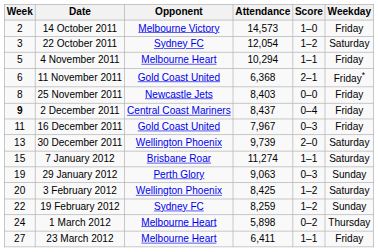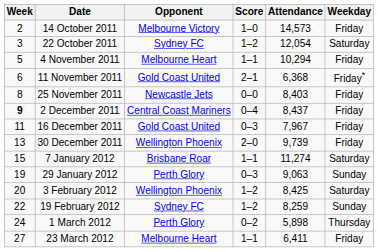columns swapped: (309, 12) <-> (263, 12)
(349, 143) Saturday -> (349, 143) Friday
(179, 223) Melbourne Heart -> (179, 223) Perth Glory
